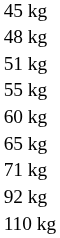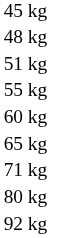+ row: (25, 196)
- row: (30, 223)
